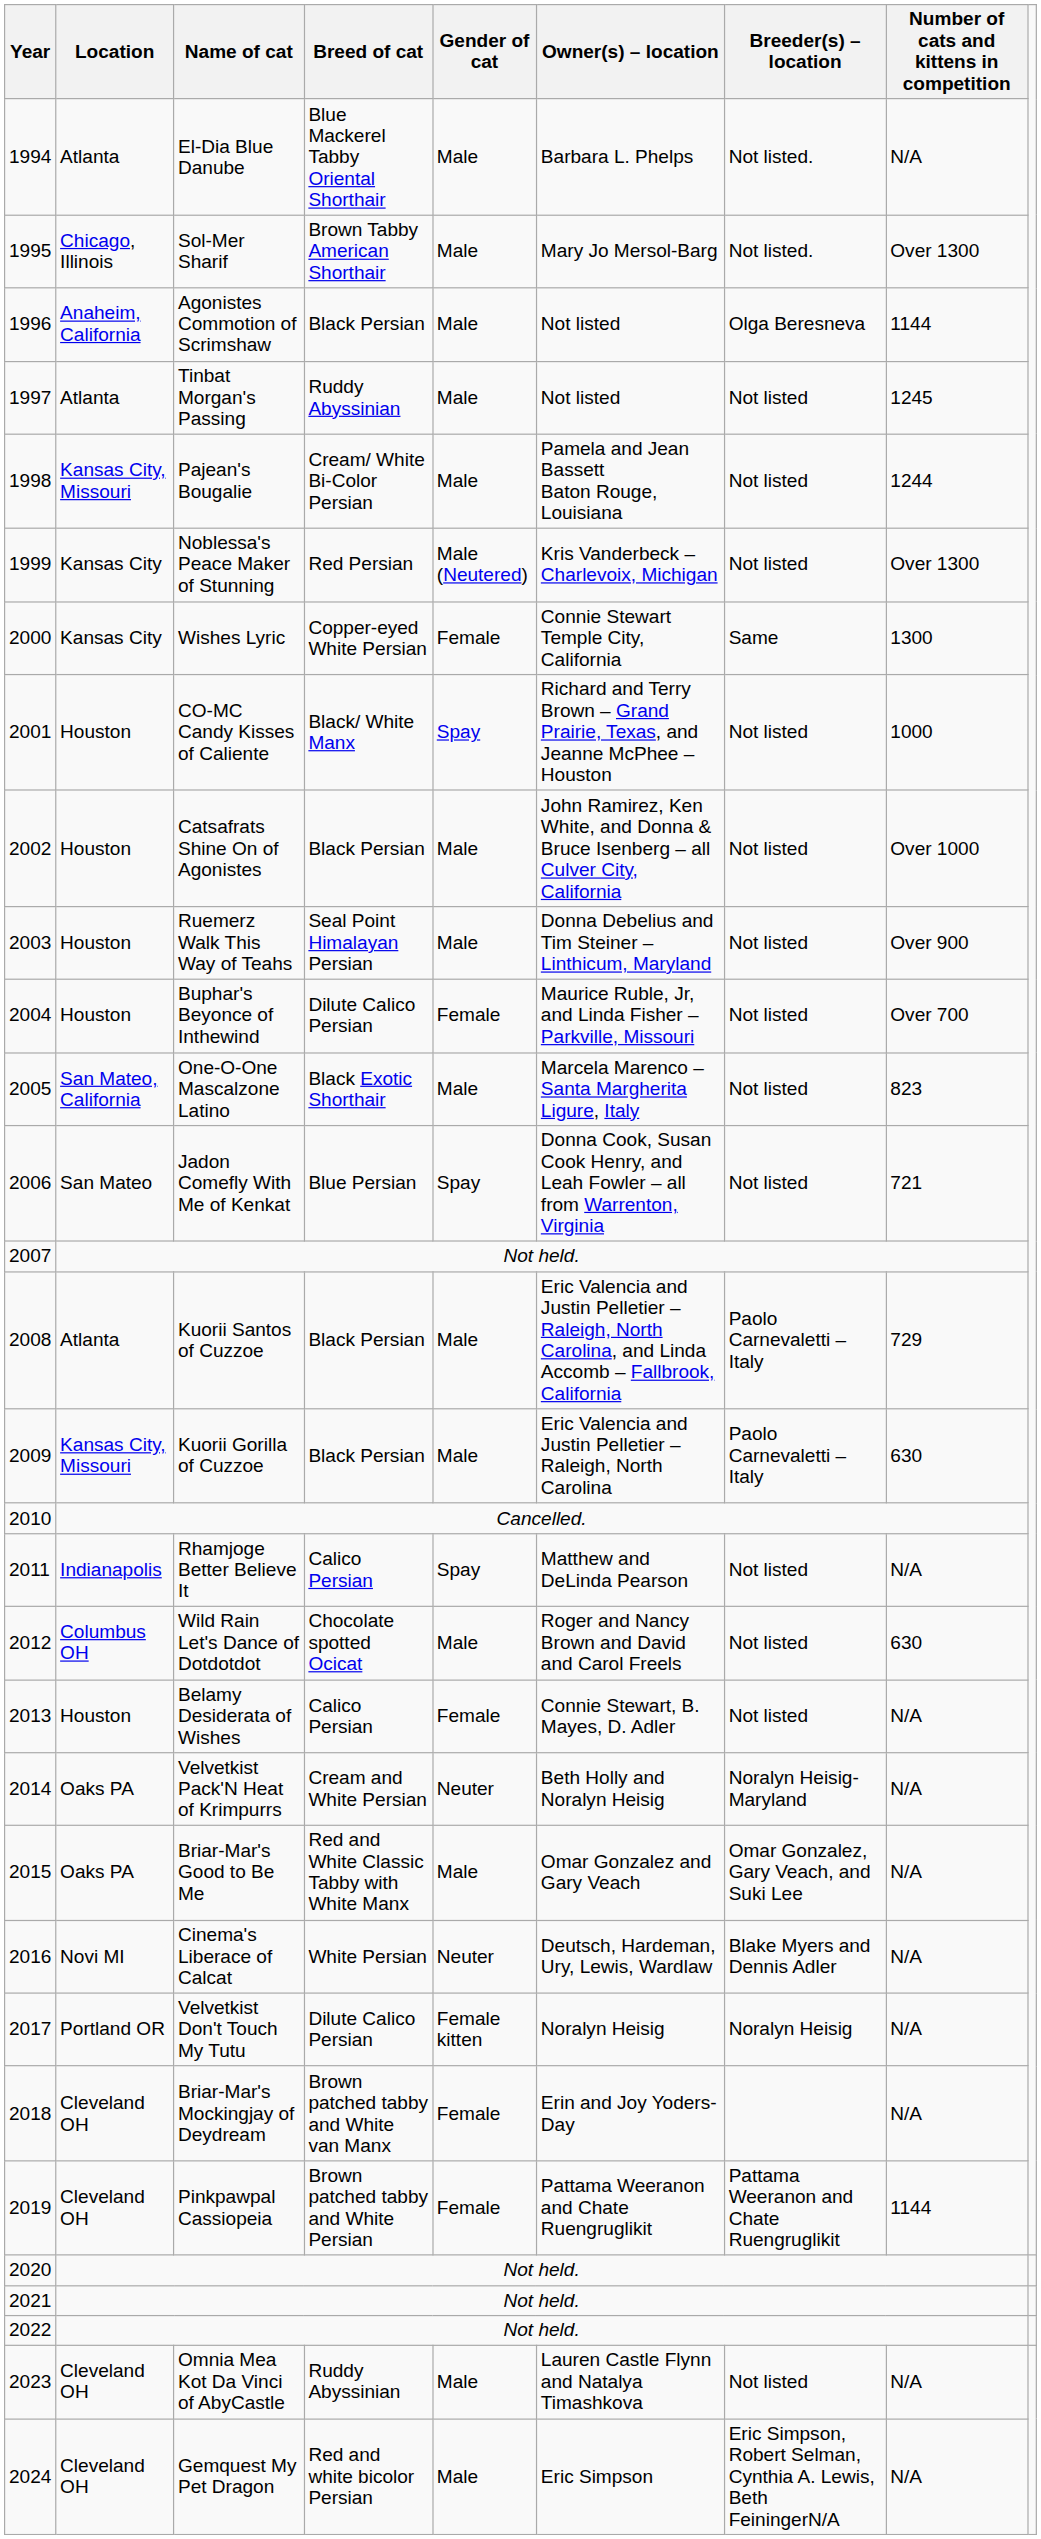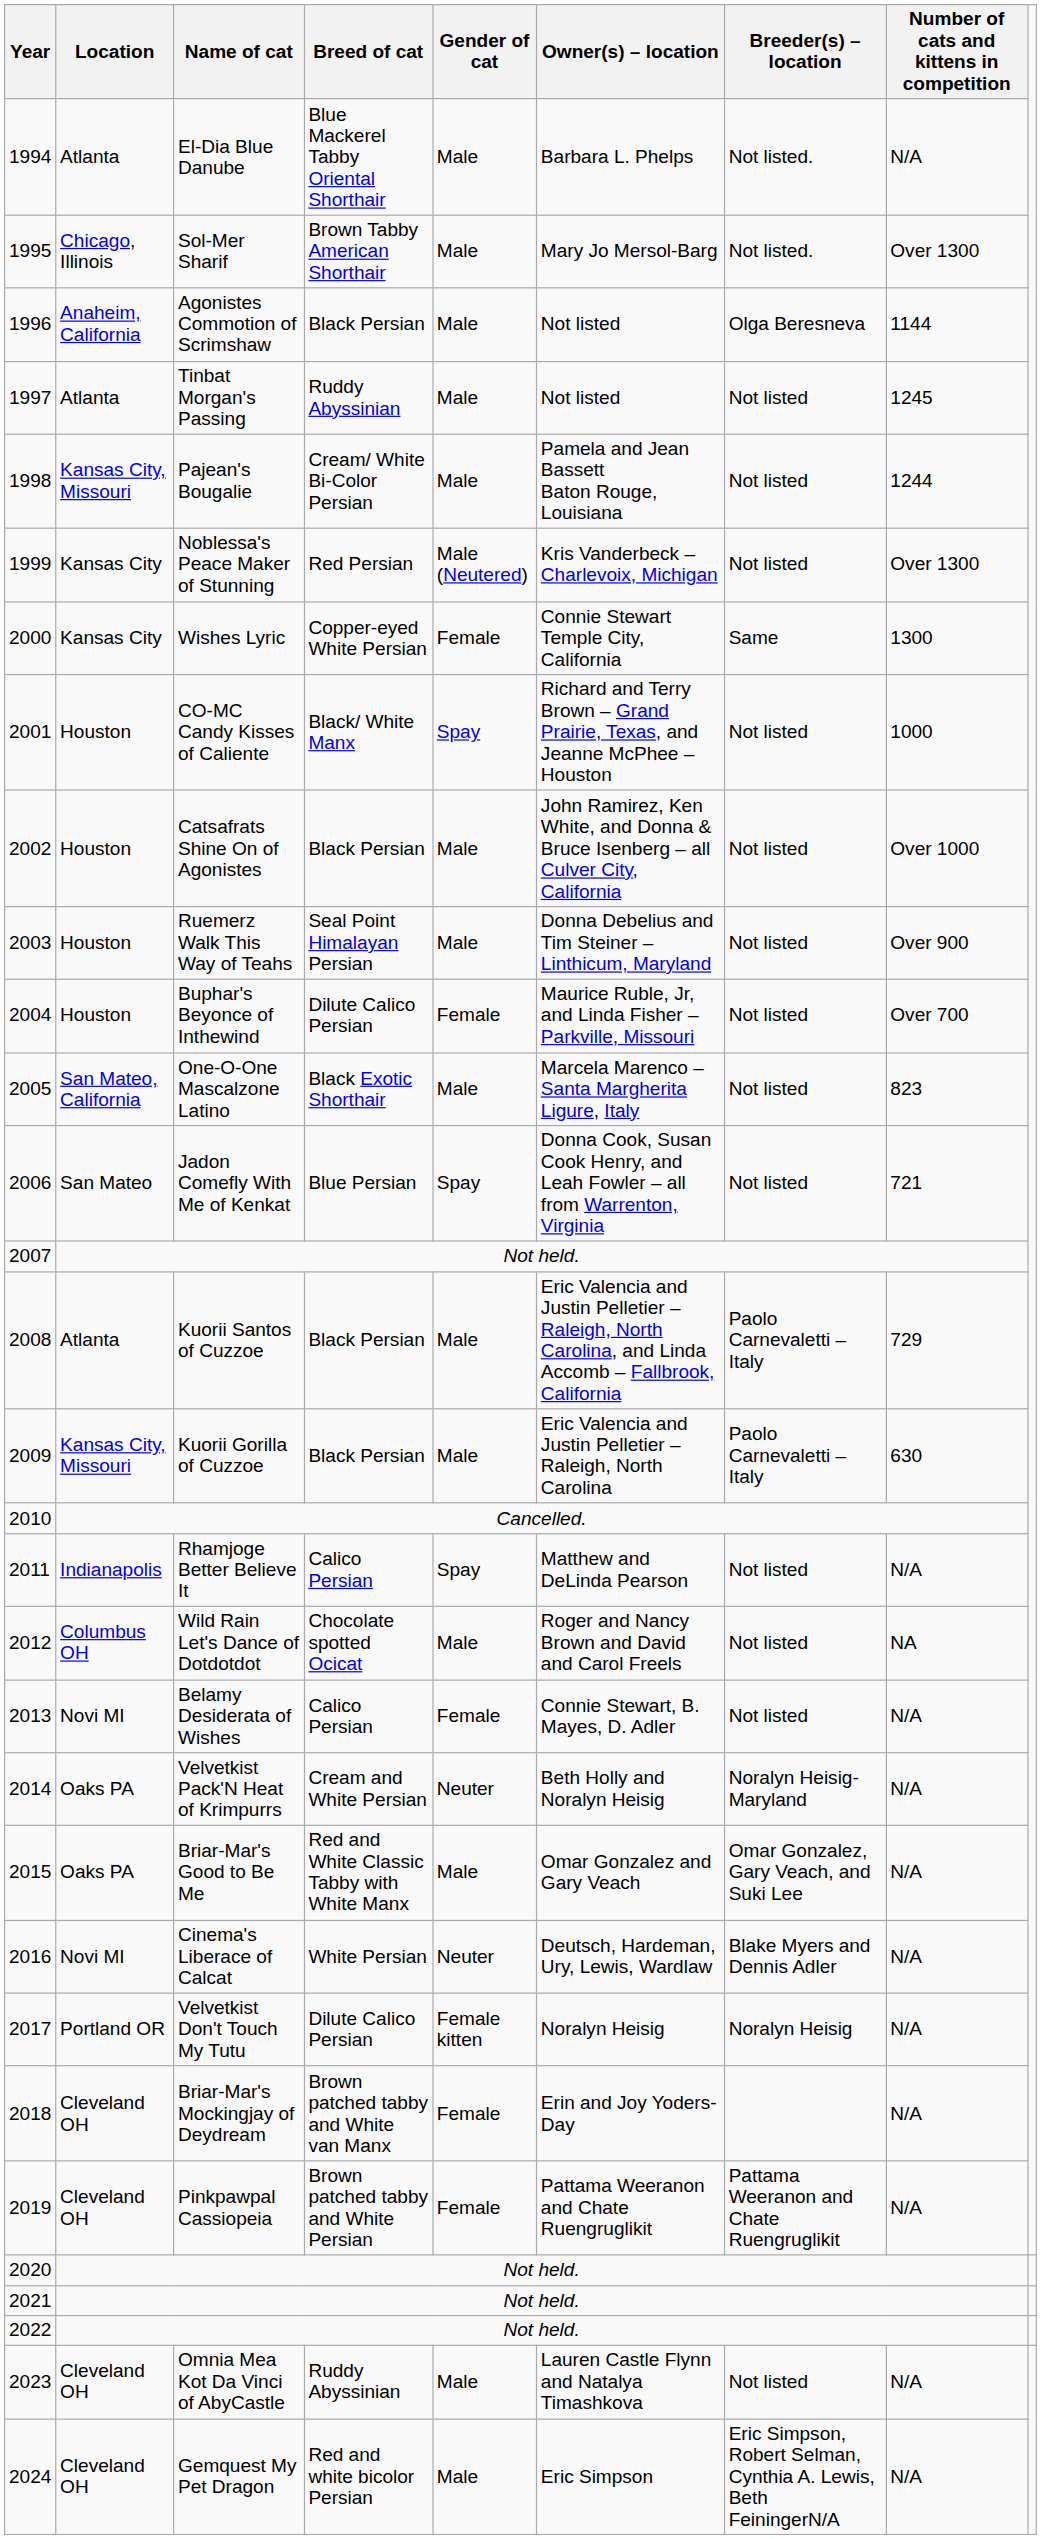(906, 1642) 630 -> (904, 1642) NA
(96, 1715) Houston -> (92, 1715) Novi MI
(911, 2207) 1144 -> (906, 2207) N/A
